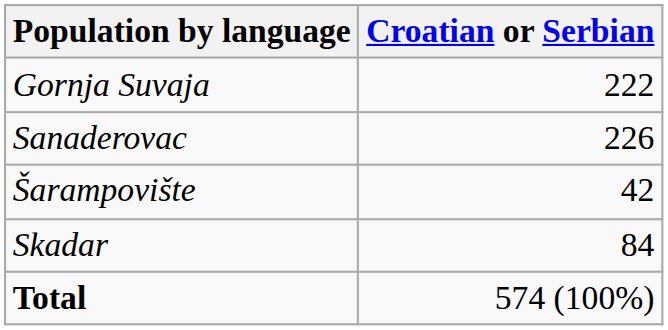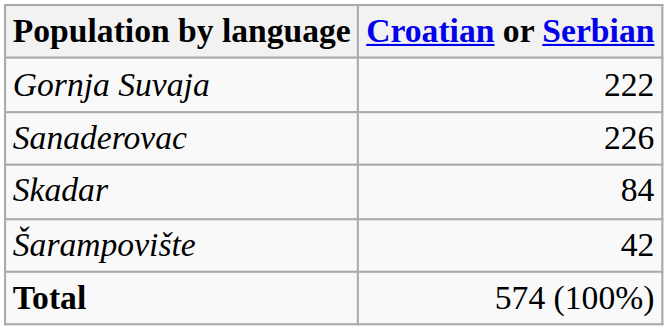rows swapped: (60, 244) <-> (104, 191)
